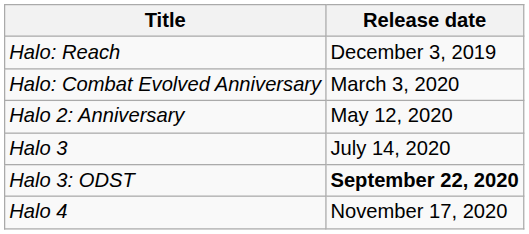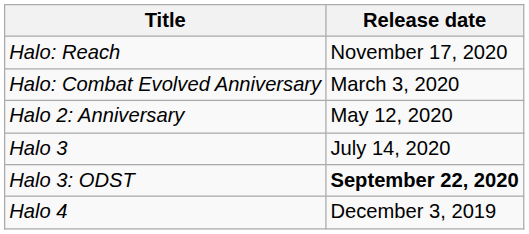(413, 52) December 3, 2019 -> (419, 52) November 17, 2020
(419, 212) November 17, 2020 -> (413, 212) December 3, 2019
